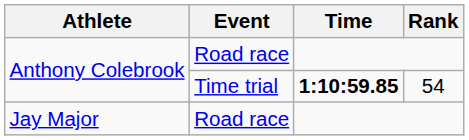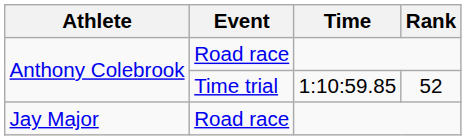(349, 86) bold -> (347, 86) normal
(433, 86) 54 -> (431, 86) 52
